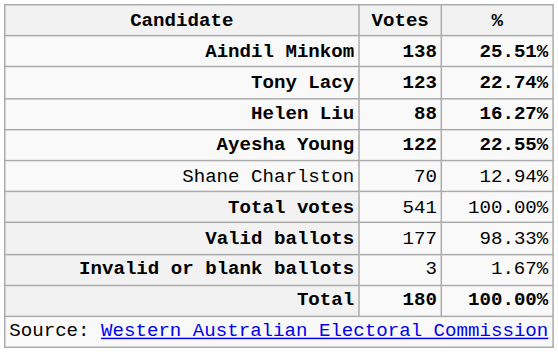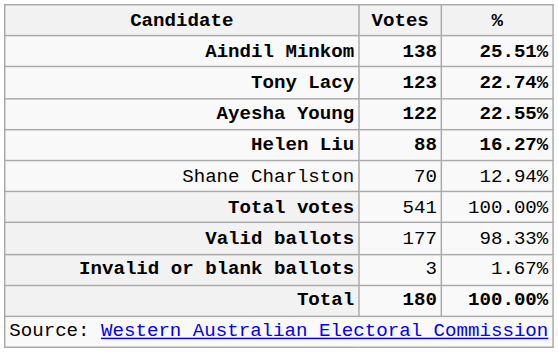rows swapped: (285, 145) <-> (303, 114)
